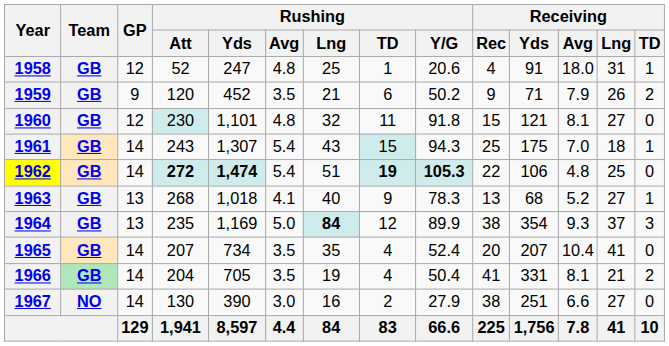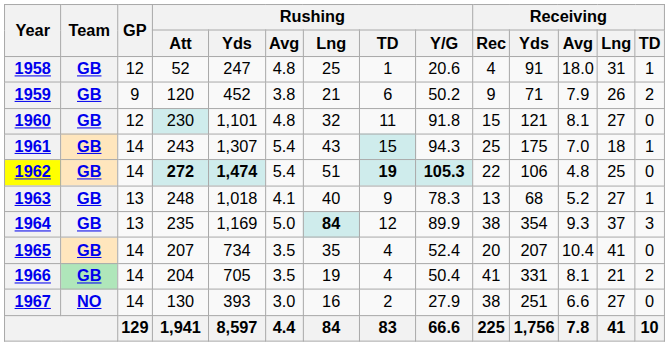(284, 95) 3.5 -> (284, 95) 3.8
(180, 198) 268 -> (180, 198) 248
(237, 302) 390 -> (237, 302) 393
